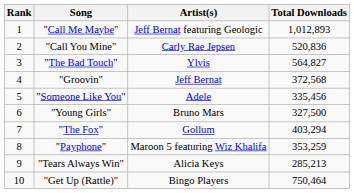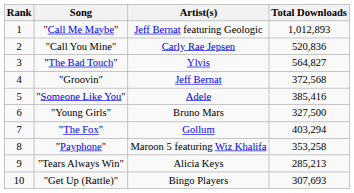(309, 96) 335,456 -> (309, 96) 385,416
(309, 146) 353,259 -> (309, 146) 353,258
(309, 180) 750,464 -> (309, 180) 307,693
